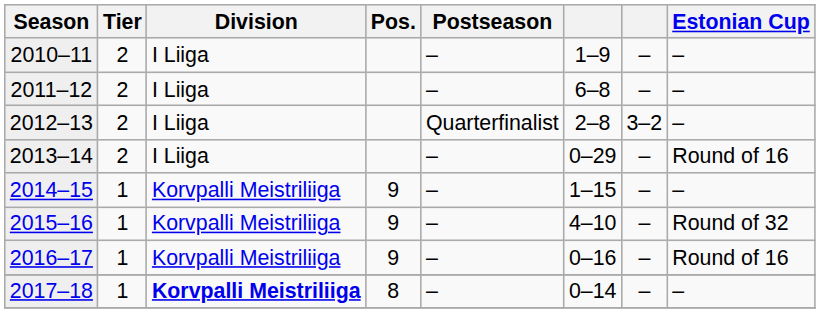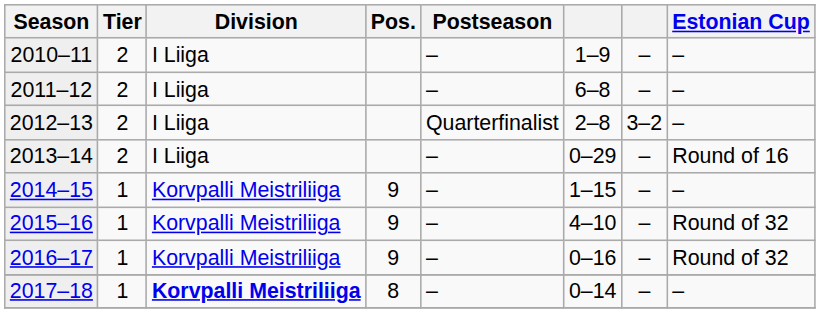(730, 257) Round of 16 -> (730, 257) Round of 32
